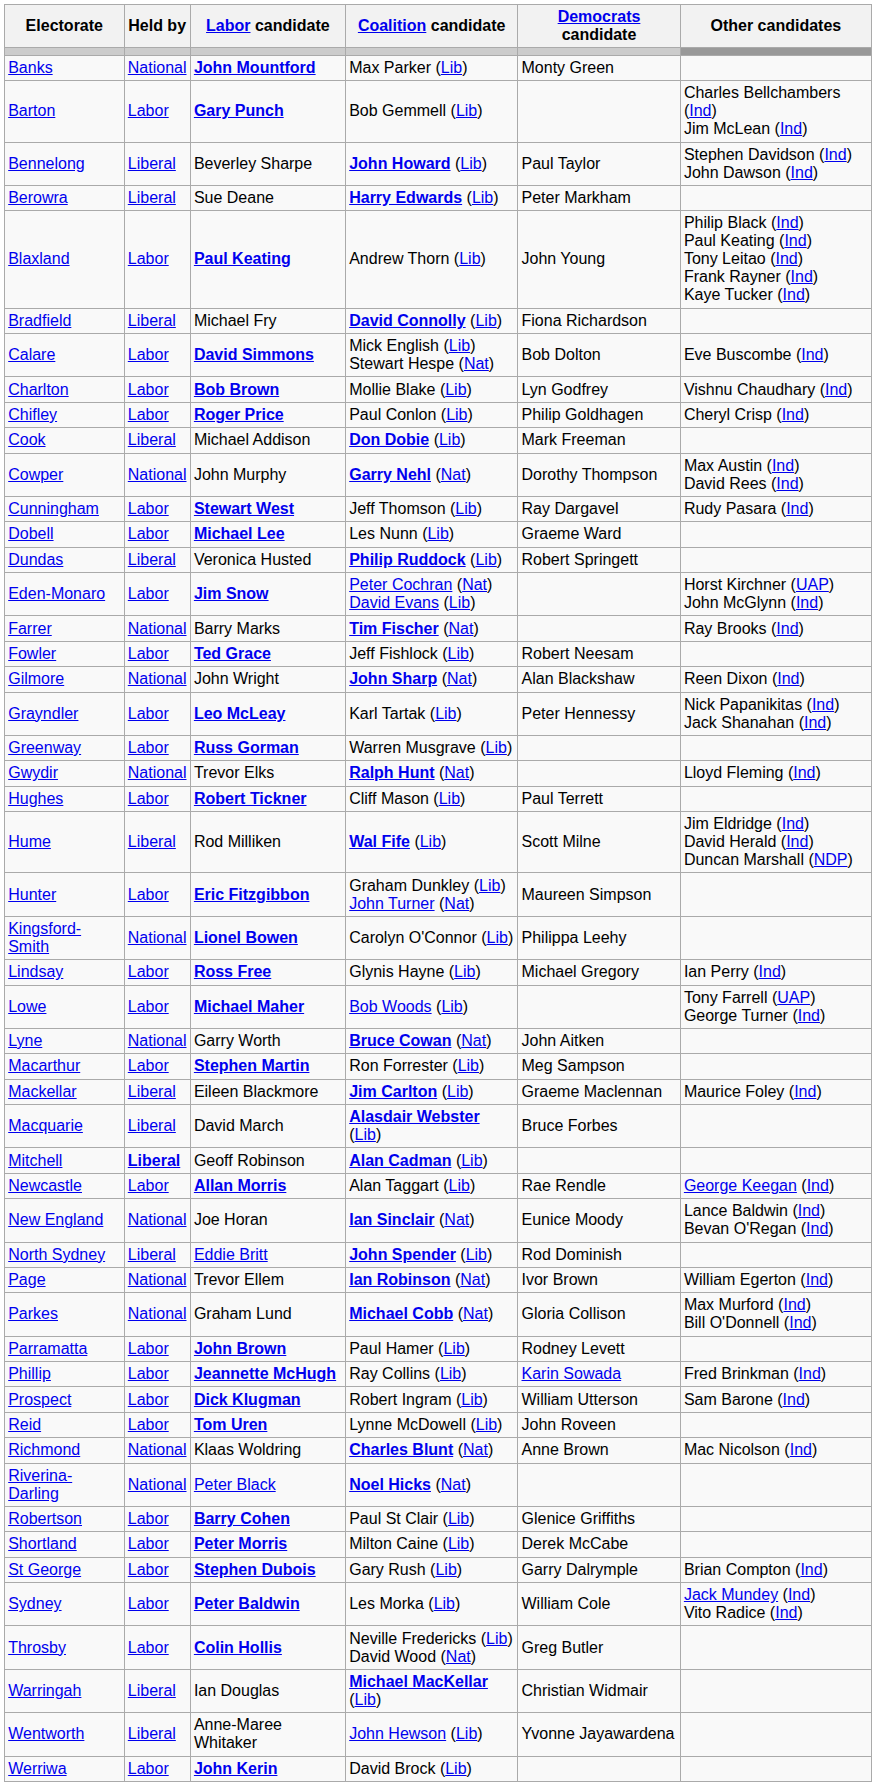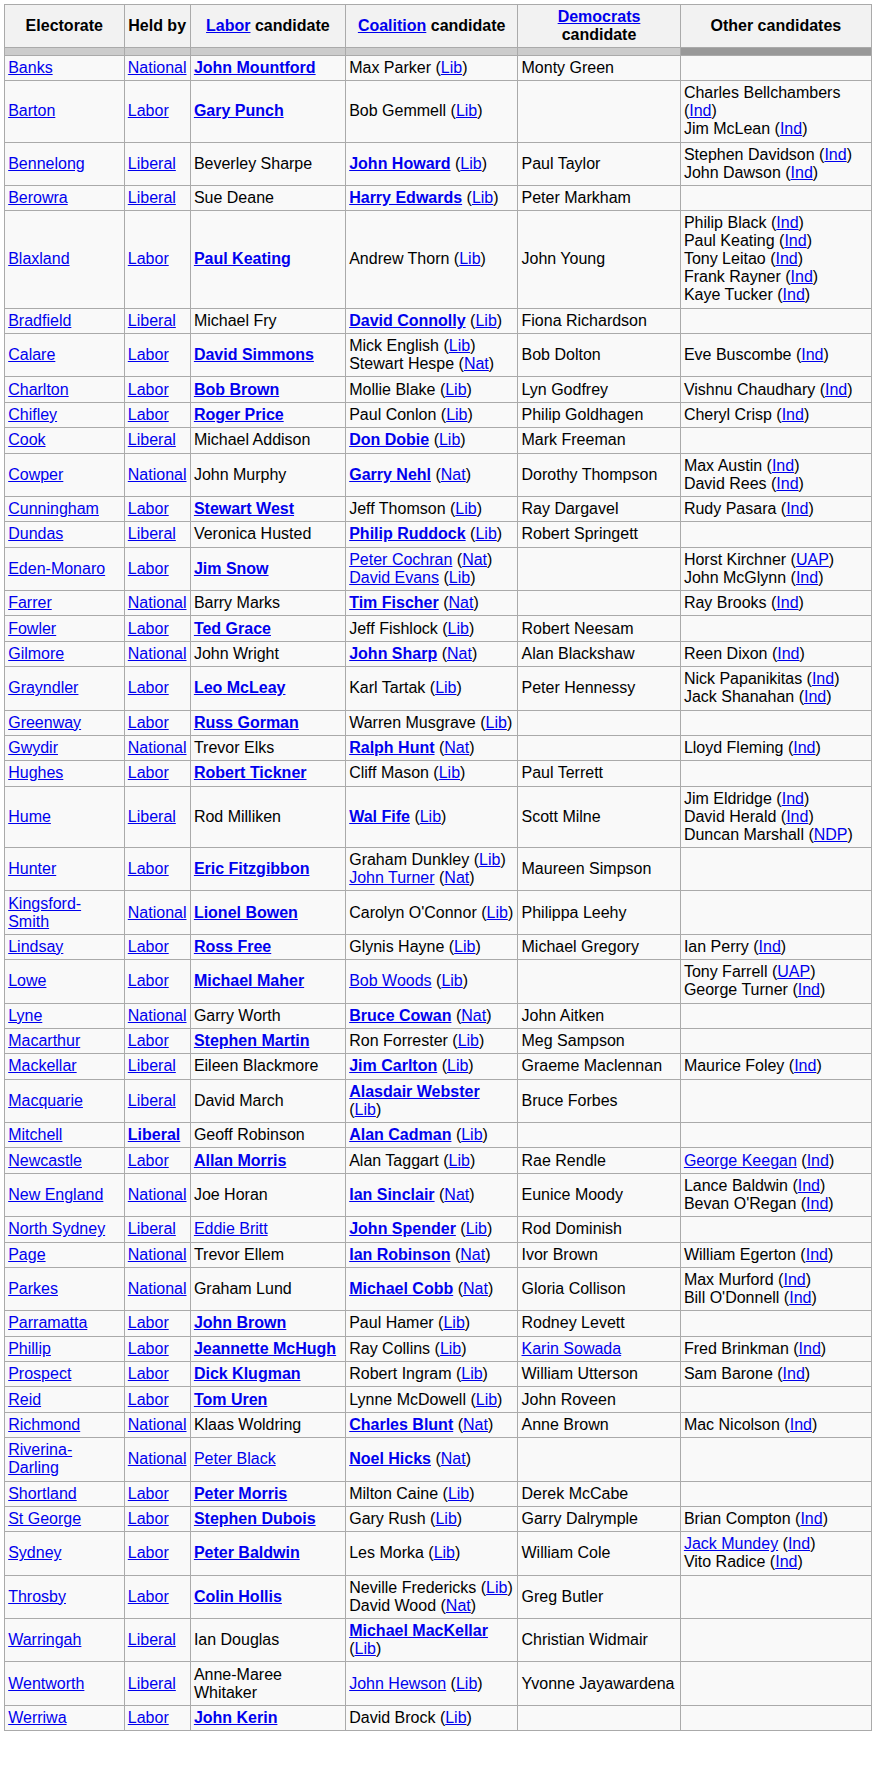- row: (31, 534)
- row: (45, 1519)
